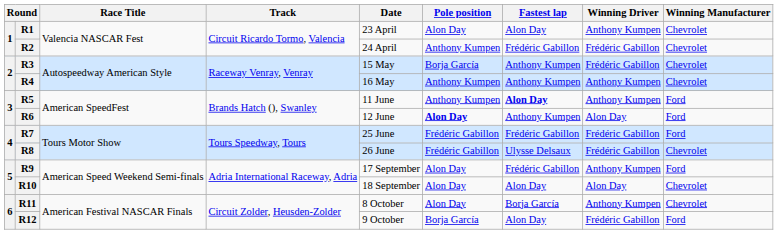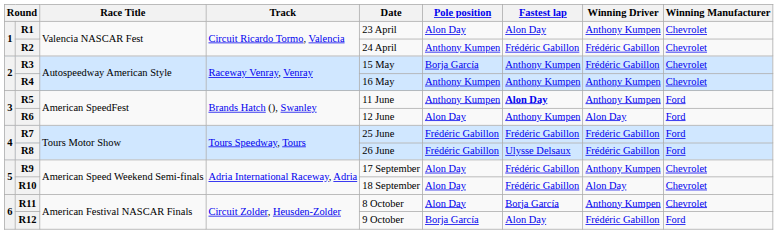(446, 116) bold -> (445, 116) normal
(686, 150) Chevrolet -> (676, 150) Ford
(676, 168) Ford -> (686, 168) Chevrolet
(526, 185) Alon Day -> (542, 185) Frédéric Gabillon
